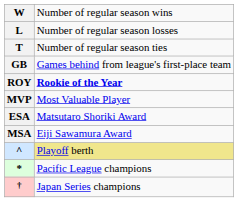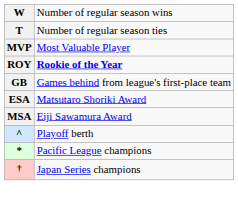- row: (19, 30)
rows swapped: (19, 64) <-> (19, 99)
(65, 151) khaki background -> (65, 133) no background
